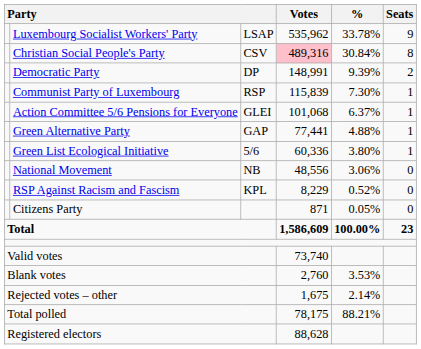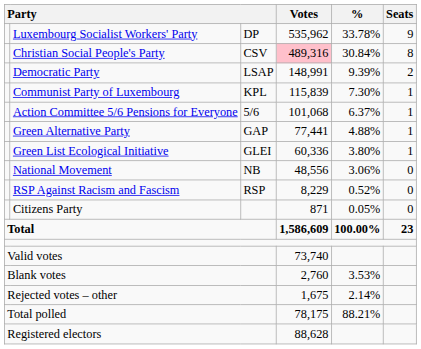(258, 33) LSAP -> (251, 33) DP
(251, 72) DP -> (258, 72) LSAP
(254, 92) RSP -> (255, 92) KPL
(257, 111) GLEI -> (251, 111) 5/6
(251, 151) 5/6 -> (257, 151) GLEI
(255, 190) KPL -> (254, 190) RSP
